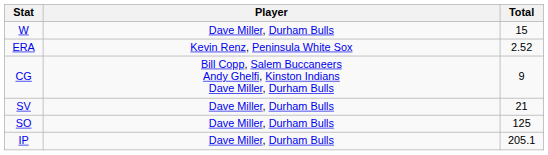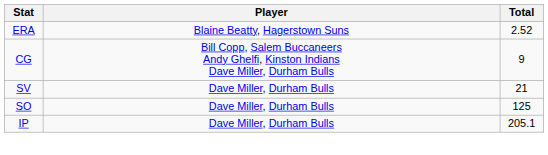- row: (24, 30)
(271, 47) Kevin Renz, Peninsula White Sox -> (271, 30) Blaine Beatty, Hagerstown Suns
